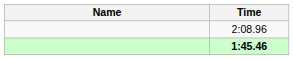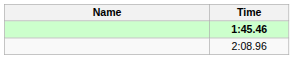rows swapped: (249, 46) <-> (249, 29)
